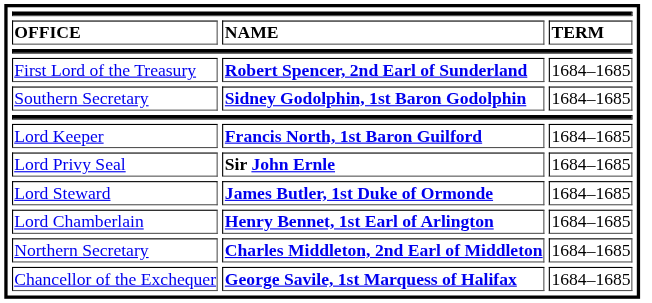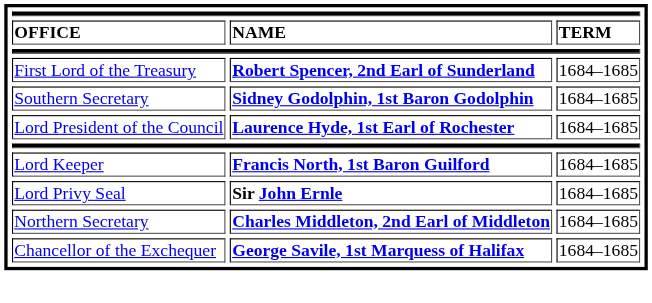+ row: (119, 127)
- row: (62, 193)
- row: (79, 221)
